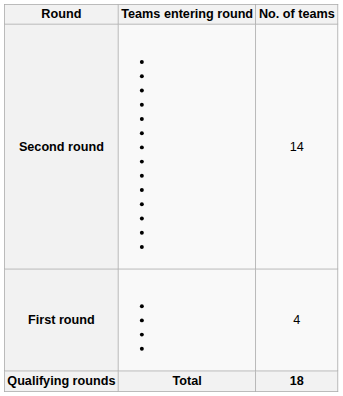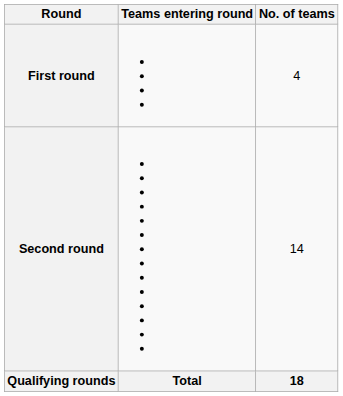rows swapped: (61, 320) <-> (61, 146)
